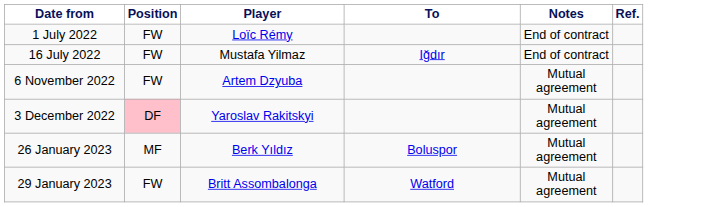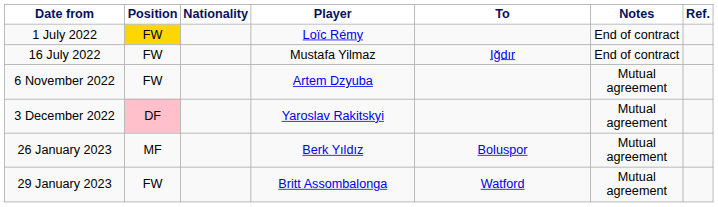+ column: (216, 14)
(153, 34) no background -> (153, 34) gold background
